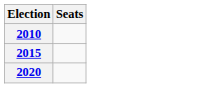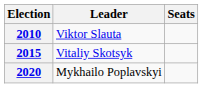+ column: (109, 14)
